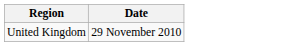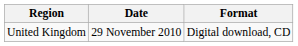+ column: (239, 13)
